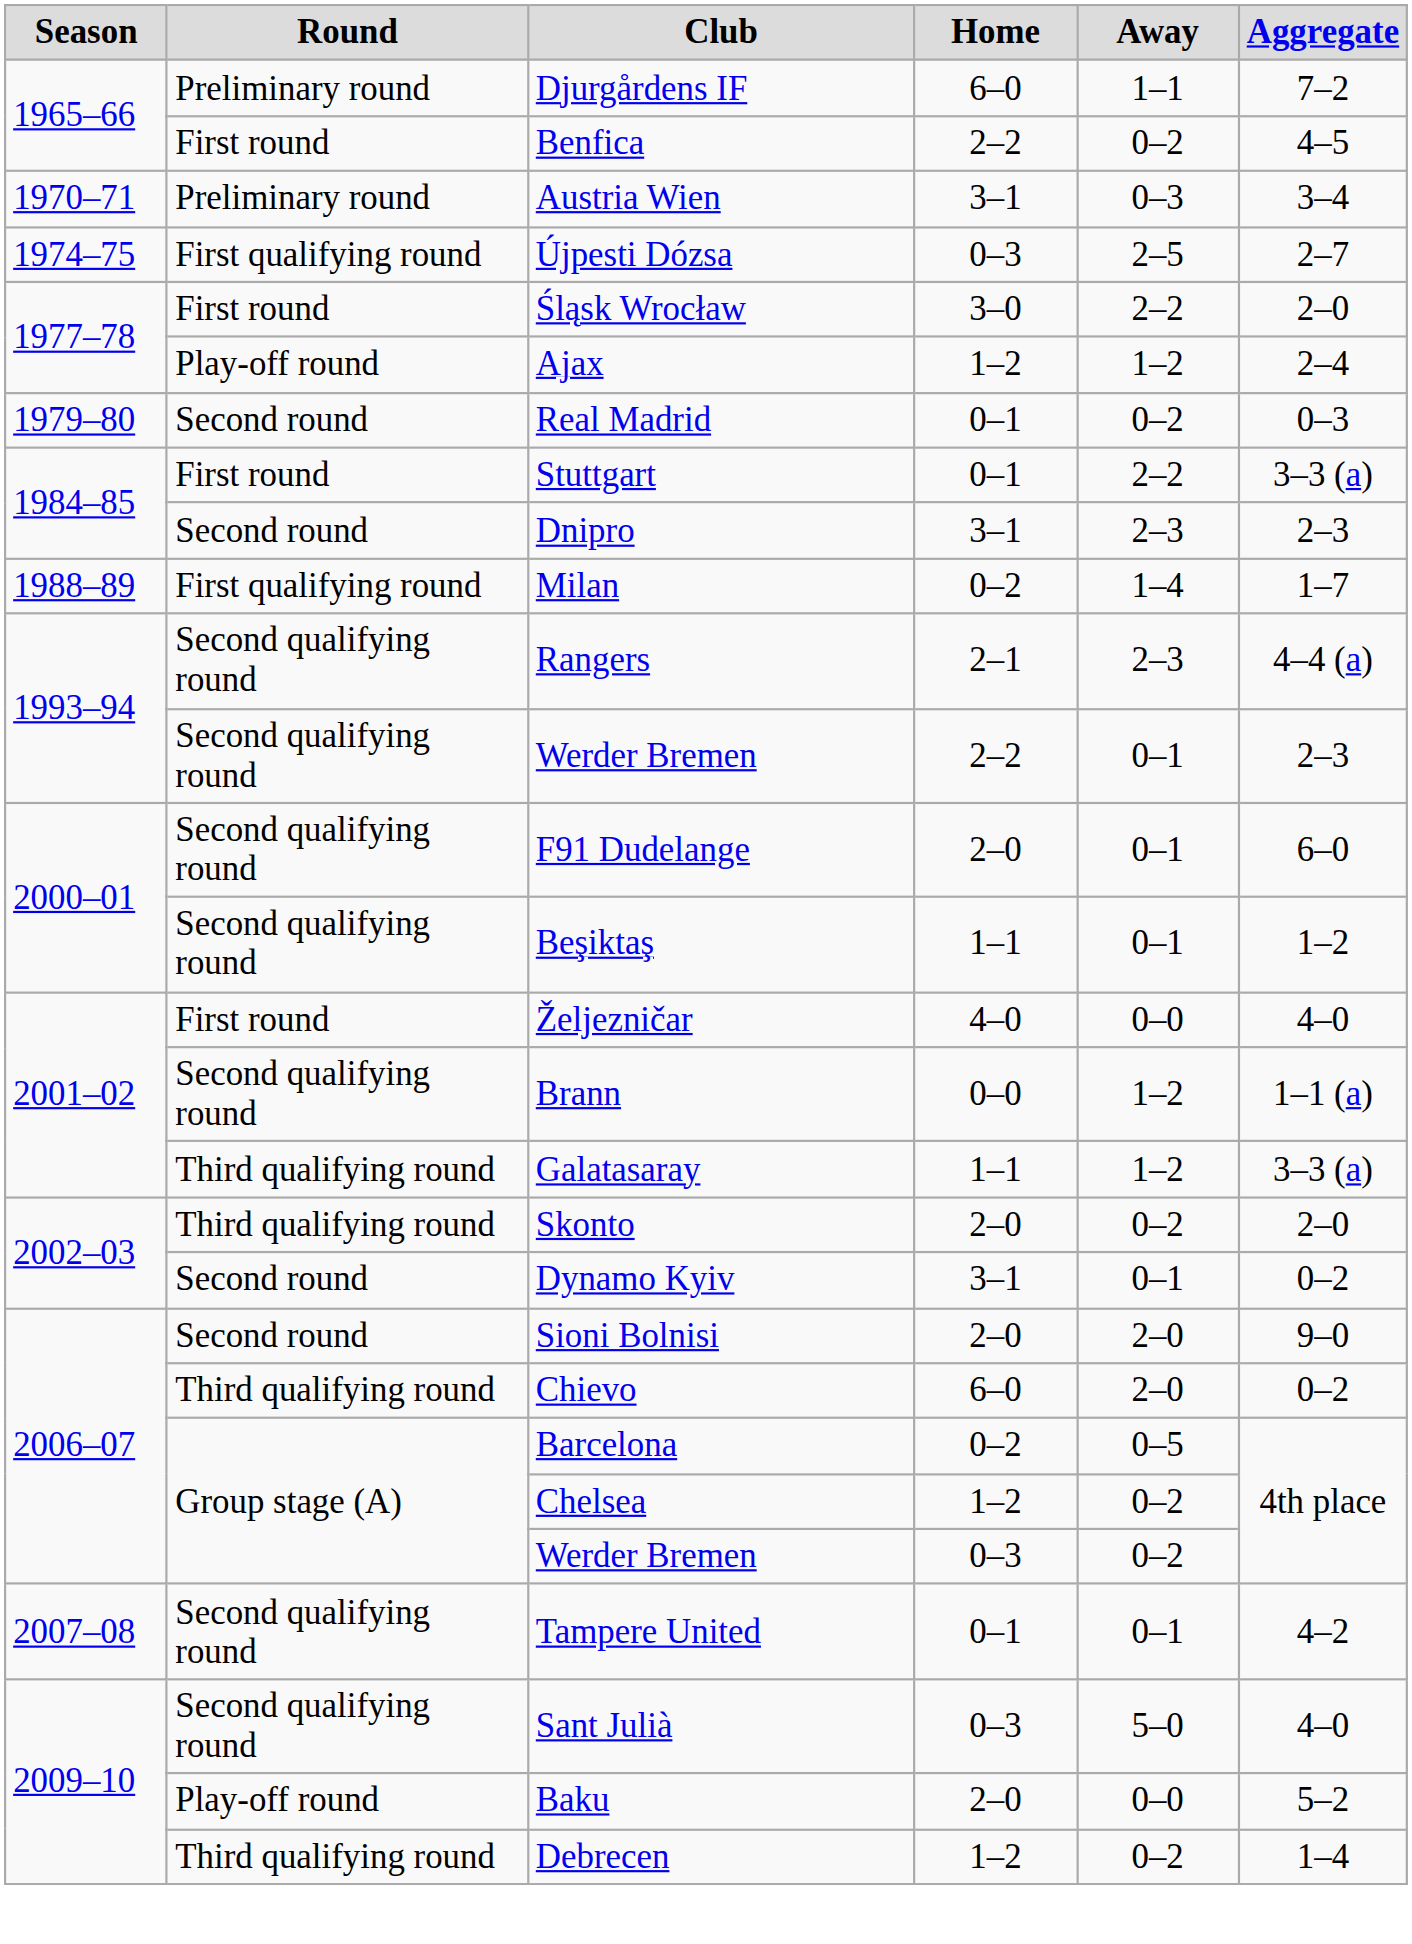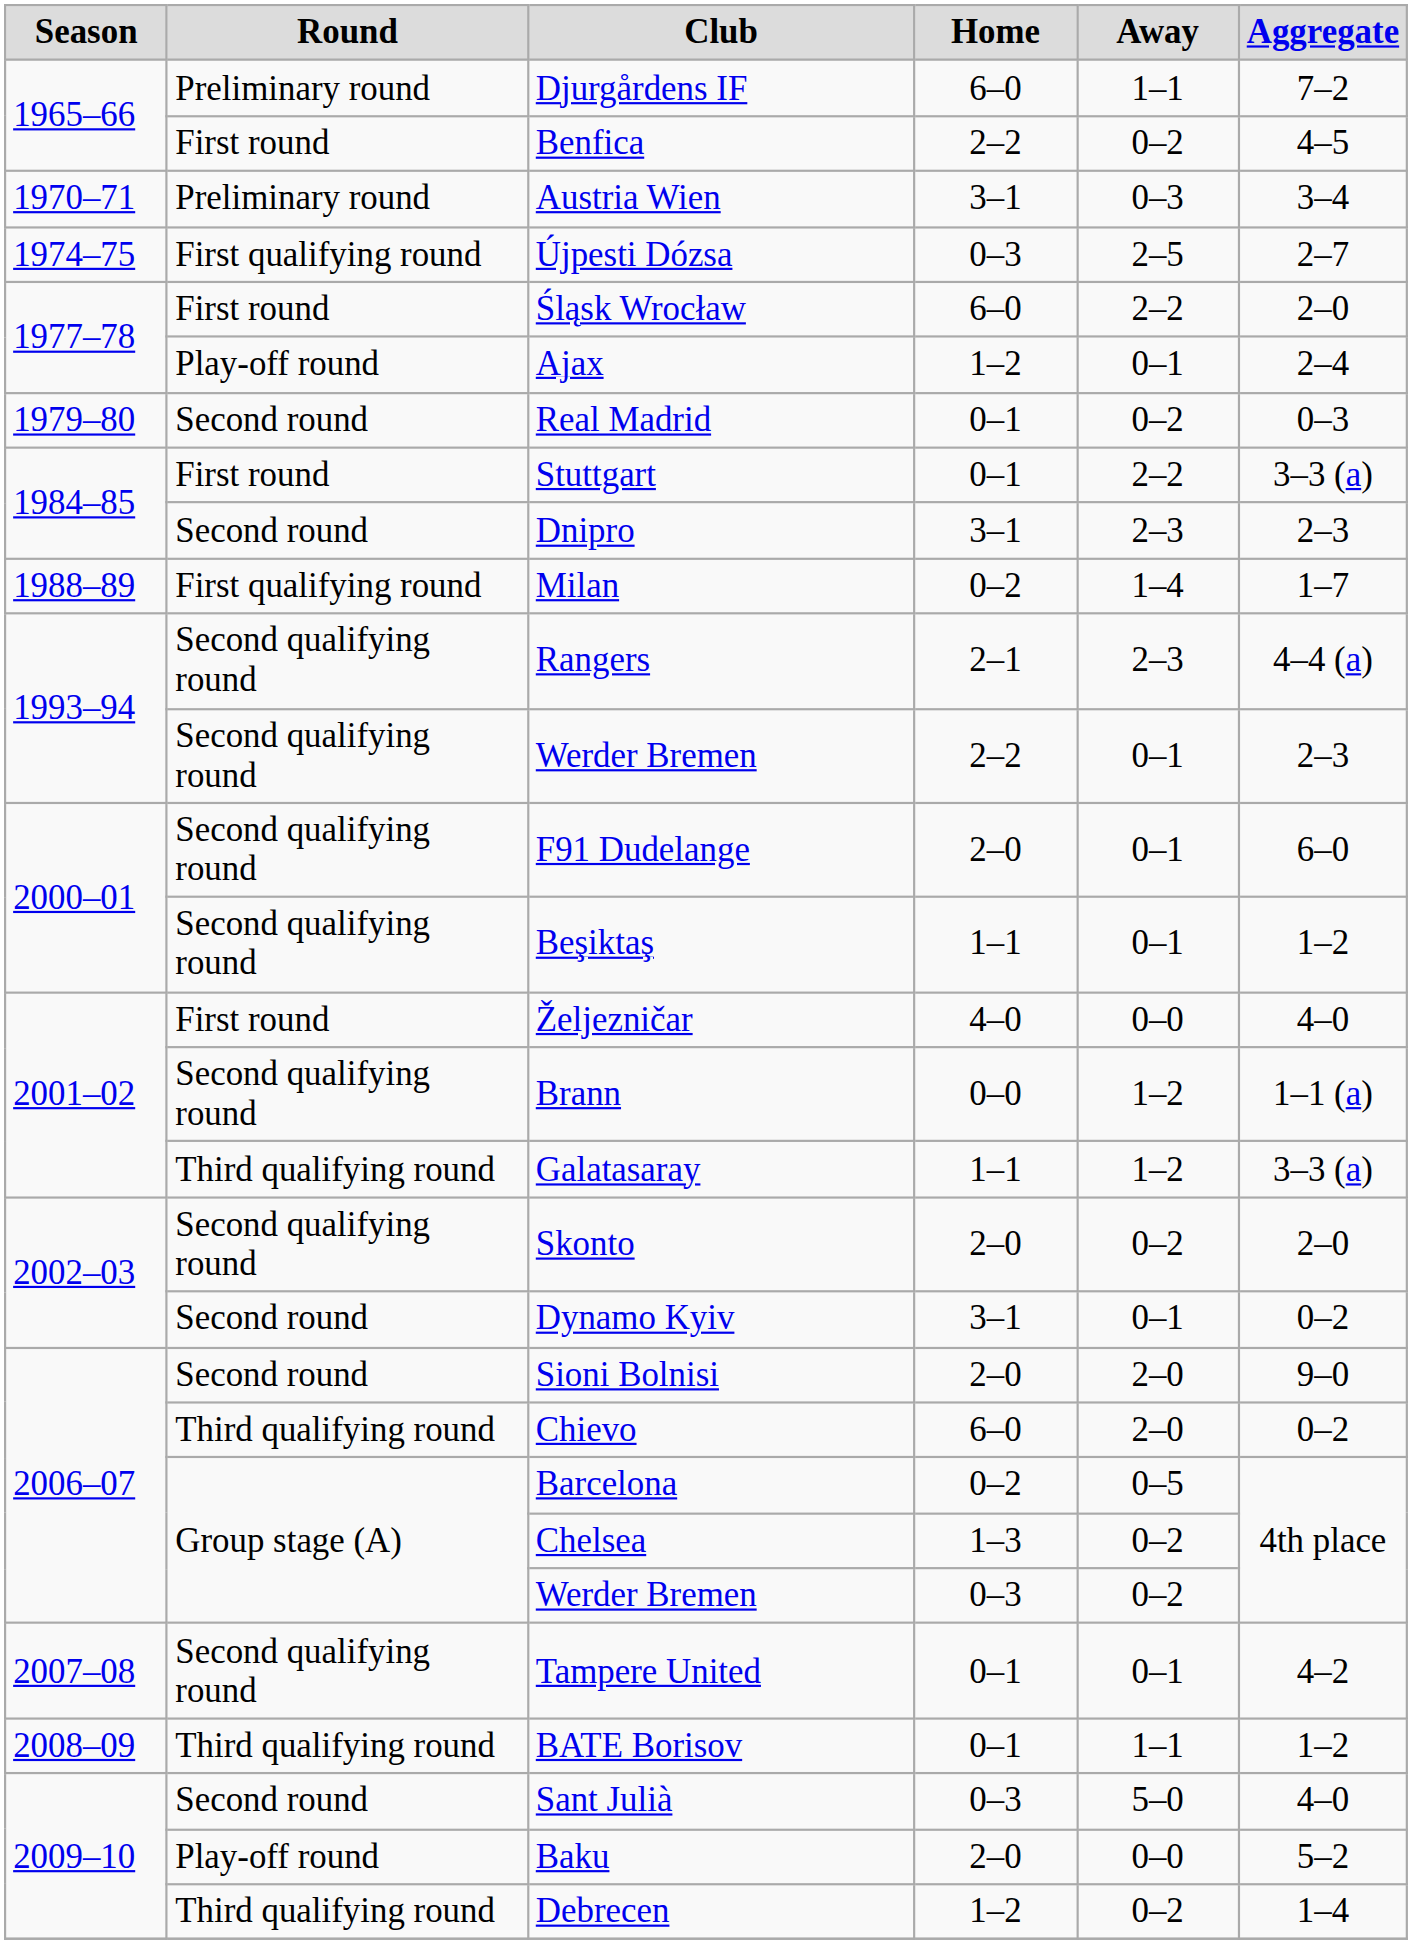(995, 308) 3–0 -> (995, 308) 6–0
(1158, 364) 1–2 -> (1158, 364) 0–1
(335, 1224) Third qualifying round -> (303, 1243) Second qualifying round
(995, 1500) 1–2 -> (995, 1539) 1–3
+ row: (74, 1745)
(303, 1725) Second qualifying round -> (272, 1800) Second round
